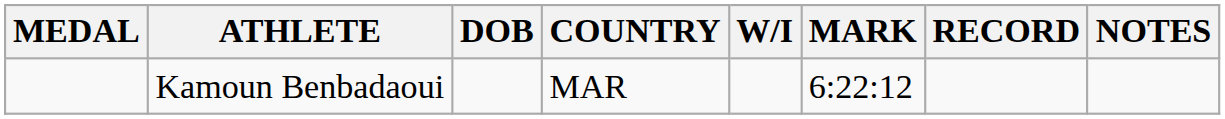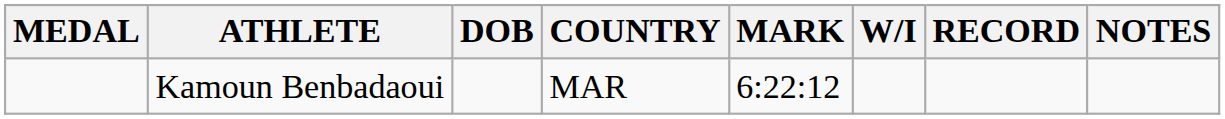columns swapped: (863, 31) <-> (765, 31)
